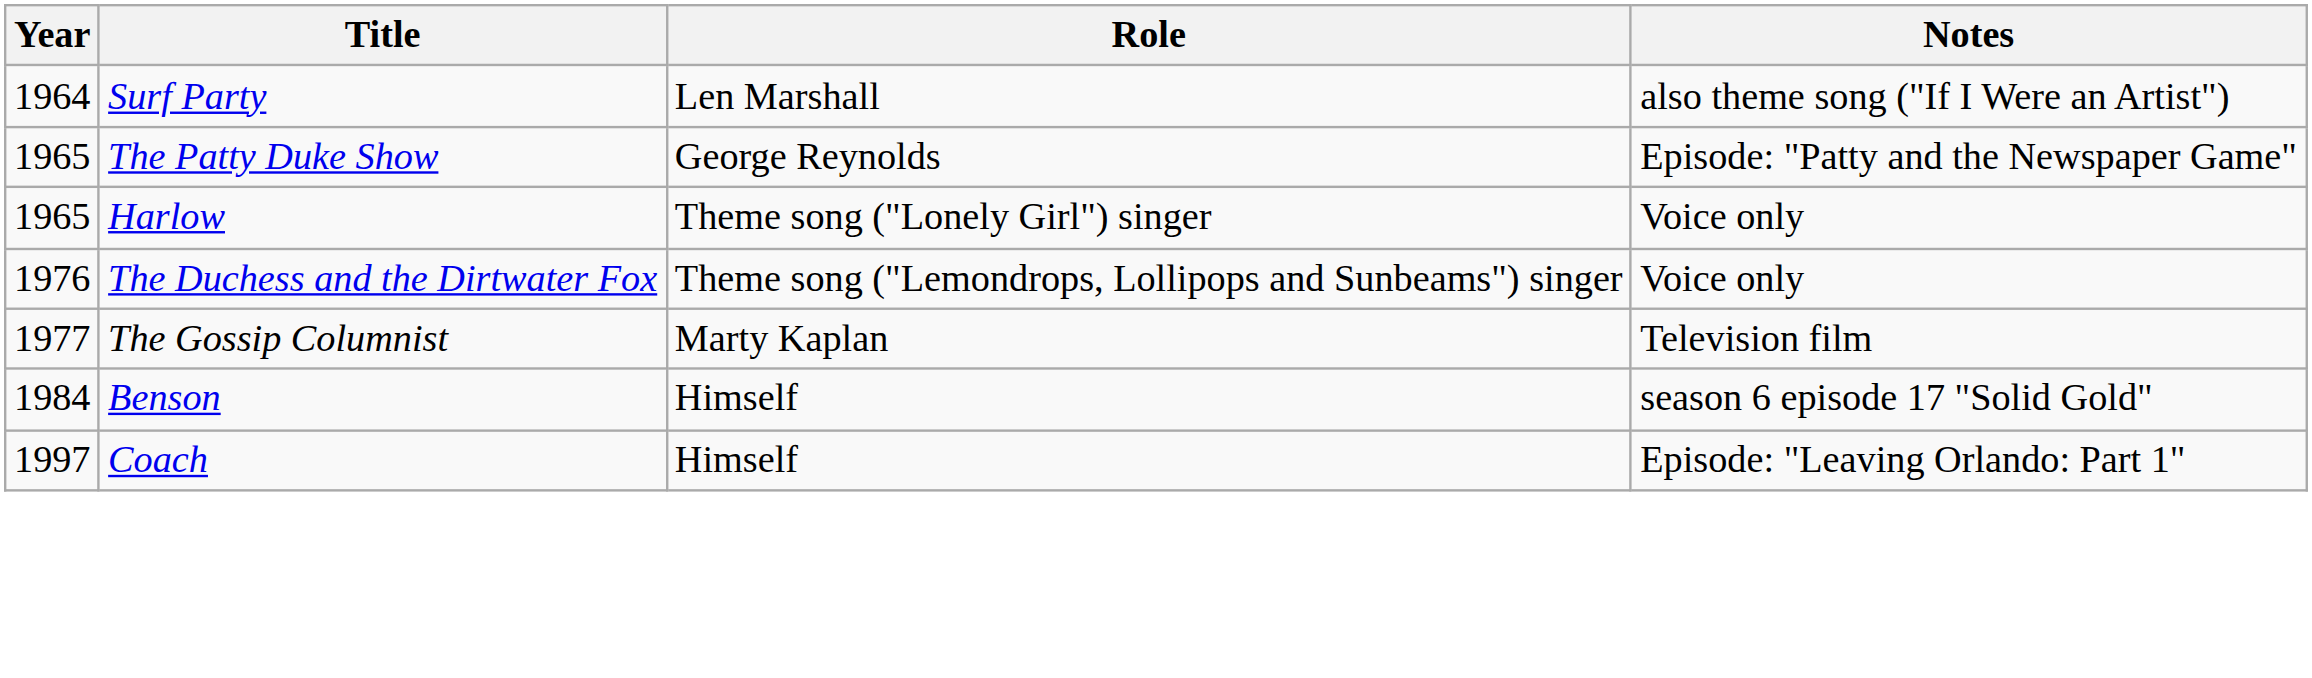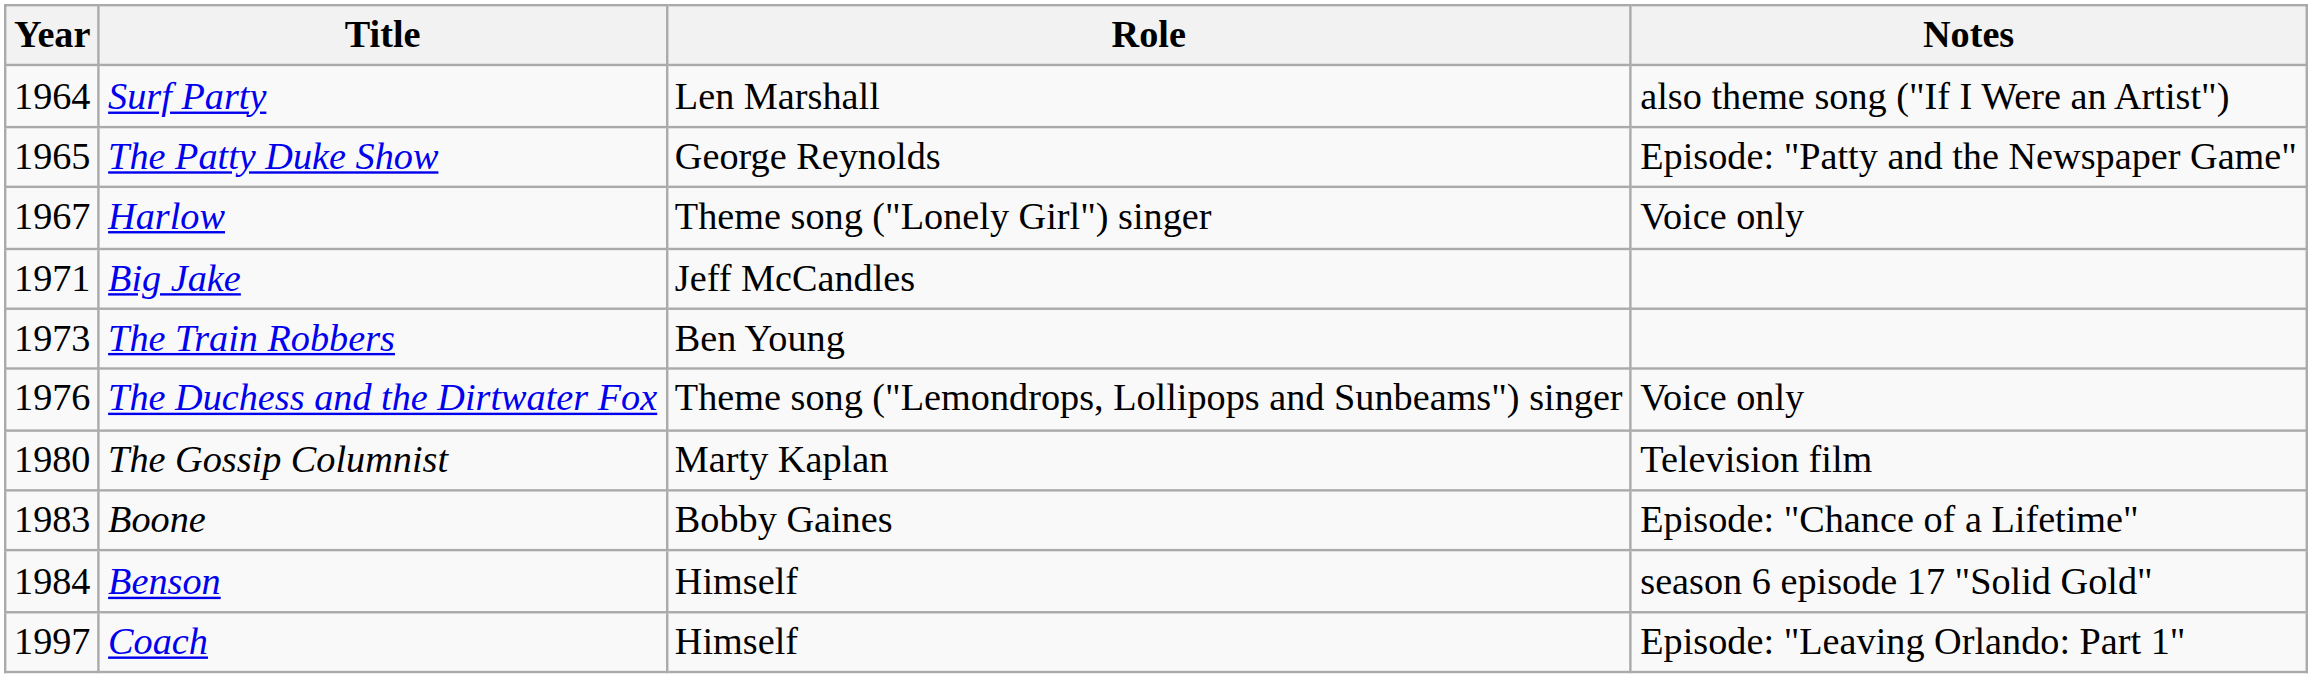(52, 216) 1965 -> (52, 216) 1967
+ row: (174, 277)
+ row: (252, 338)
(52, 338) 1977 -> (52, 459) 1980
+ row: (157, 519)
